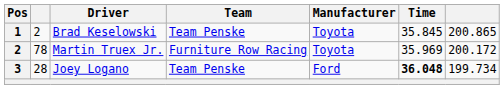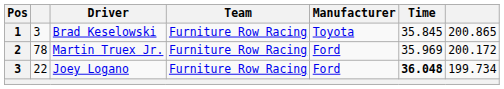(37, 33) 2 -> (37, 33) 3
(207, 33) Team Penske -> (238, 33) Furniture Row Racing
(333, 51) Toyota -> (327, 51) Ford
(40, 70) 28 -> (40, 70) 22
(207, 70) Team Penske -> (238, 70) Furniture Row Racing
